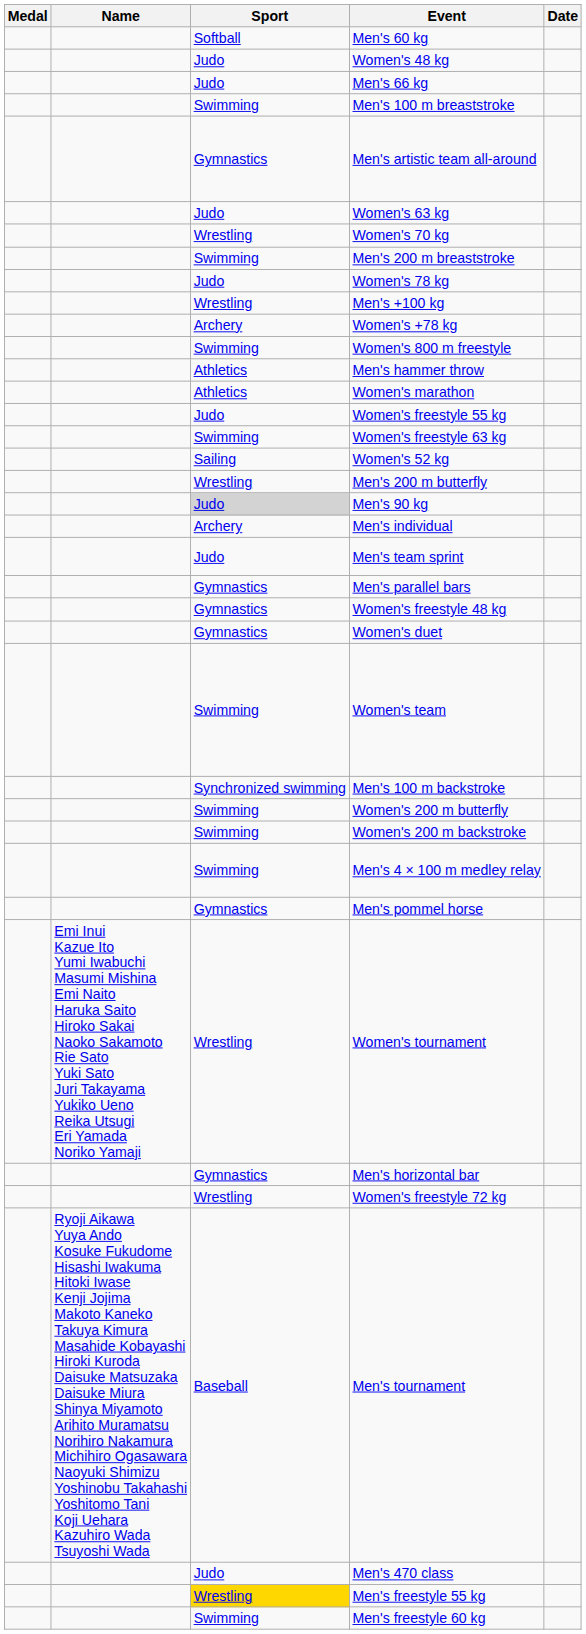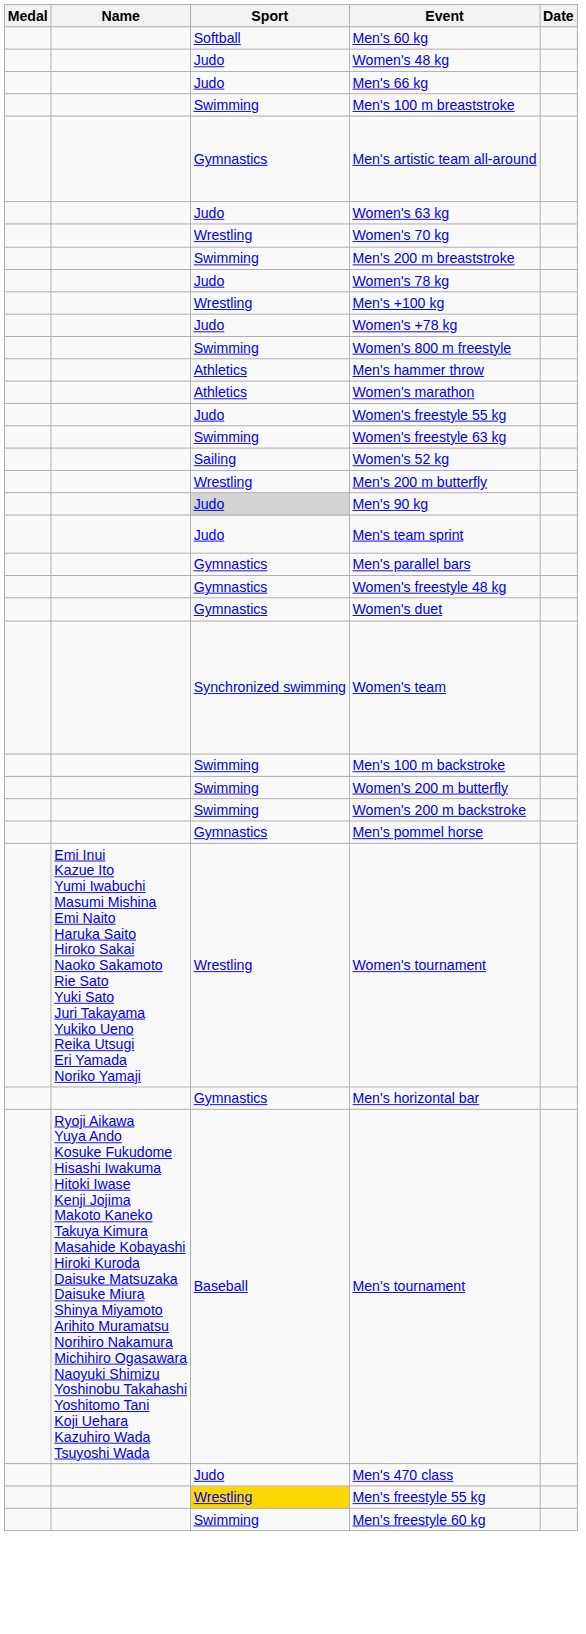(218, 325) Archery -> (209, 325) Judo
- row: (403, 527)
(226, 710) Swimming -> (270, 687) Synchronized swimming
(270, 787) Synchronized swimming -> (226, 765) Swimming
- row: (447, 870)
- row: (429, 1197)
